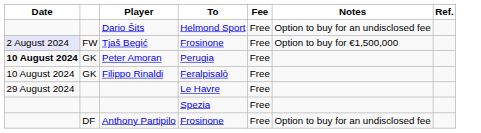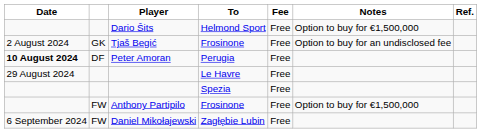(353, 27) Option to buy for an undisclosed fee -> (357, 27) Option to buy for €1,500,000
(38, 43) lavender background -> (38, 43) no background
(90, 43) FW -> (98, 43) GK
(336, 43) Option to buy for €1,500,000 -> (373, 43) Option to buy for an undisclosed fee
(89, 58) GK -> (98, 58) DF
- row: (133, 74)
(89, 120) DF -> (99, 105) FW
(353, 120) Option to buy for an undisclosed fee -> (357, 105) Option to buy for €1,500,000
+ row: (154, 120)
